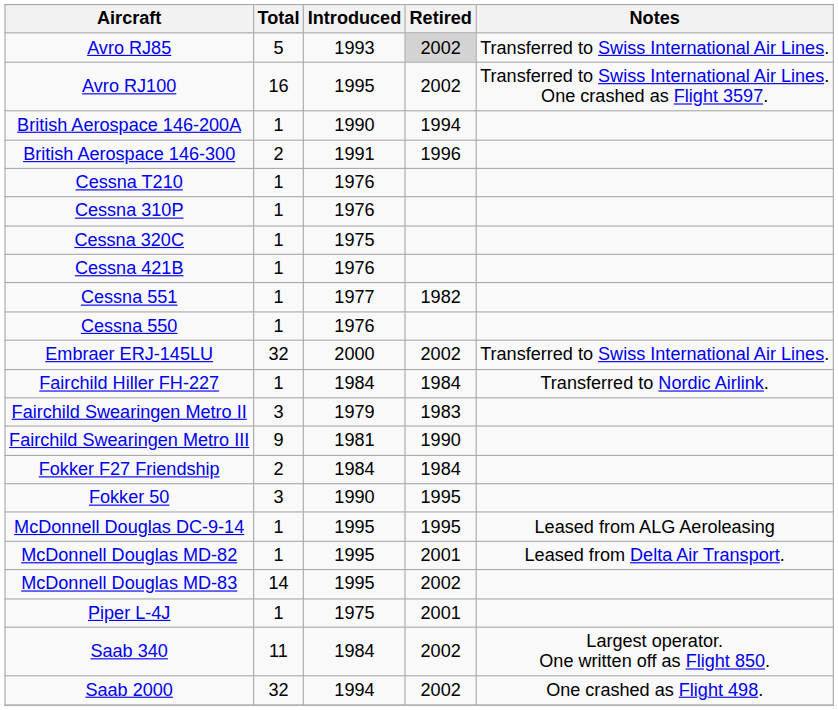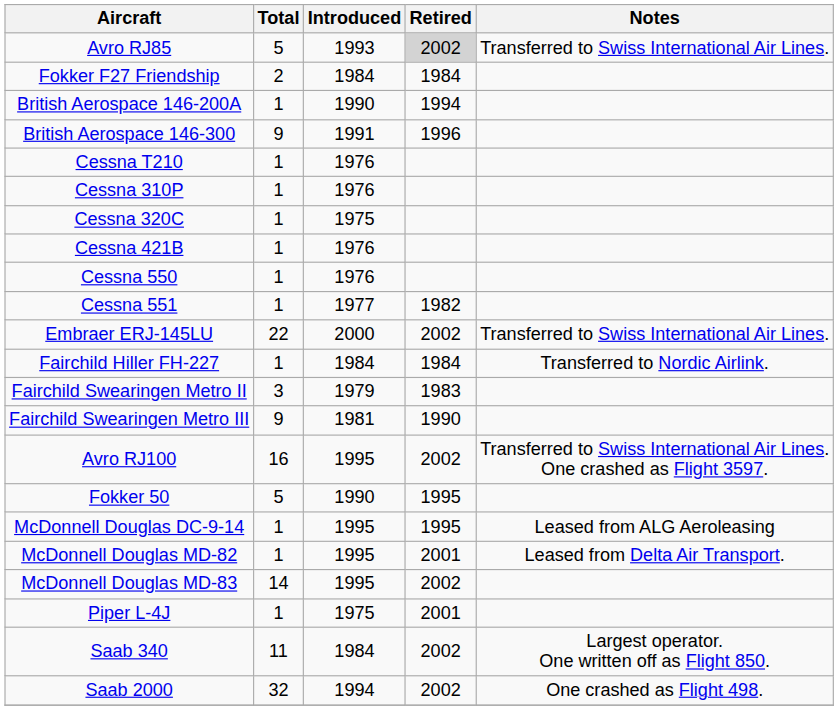rows swapped: (129, 86) <-> (129, 469)
(279, 153) 2 -> (279, 133) 9
rows swapped: (129, 325) <-> (129, 297)
(279, 354) 32 -> (279, 334) 22
(279, 497) 3 -> (279, 497) 5
